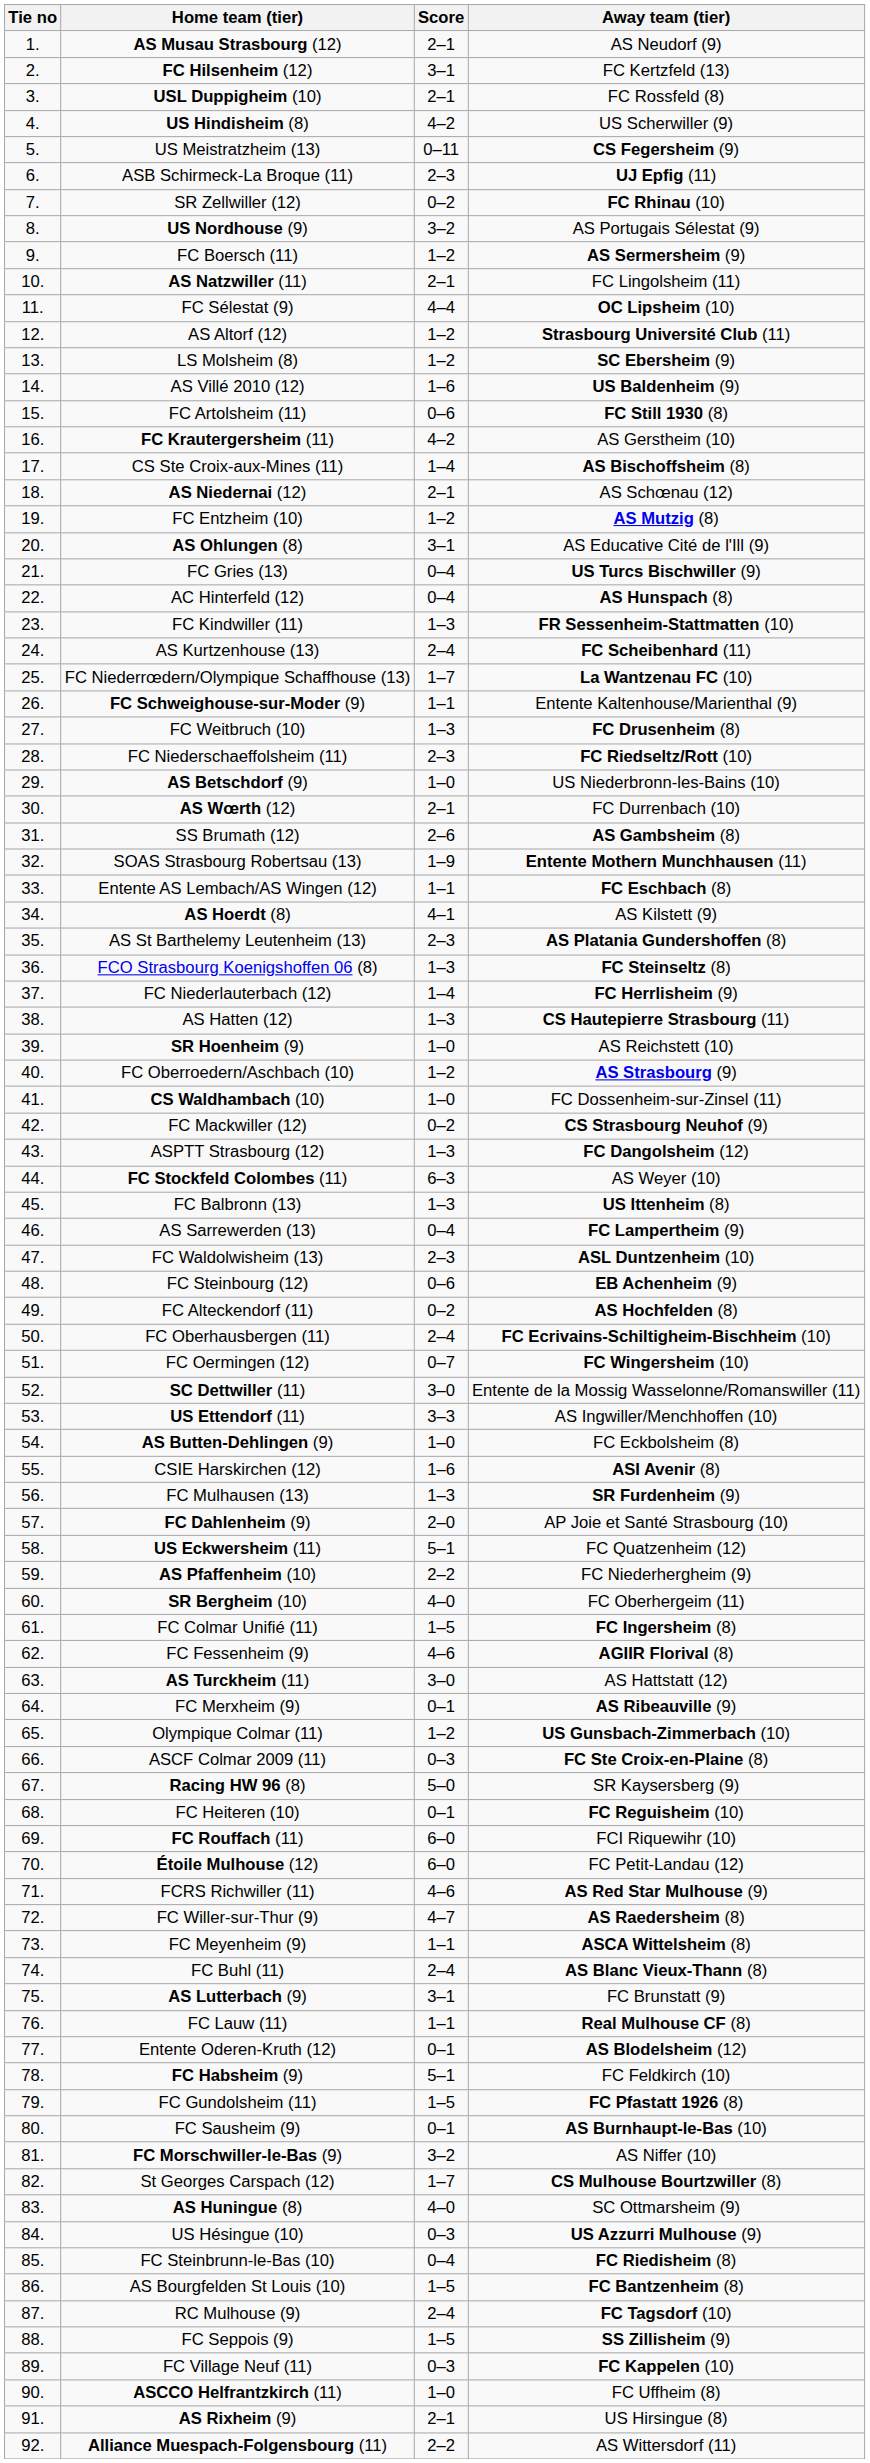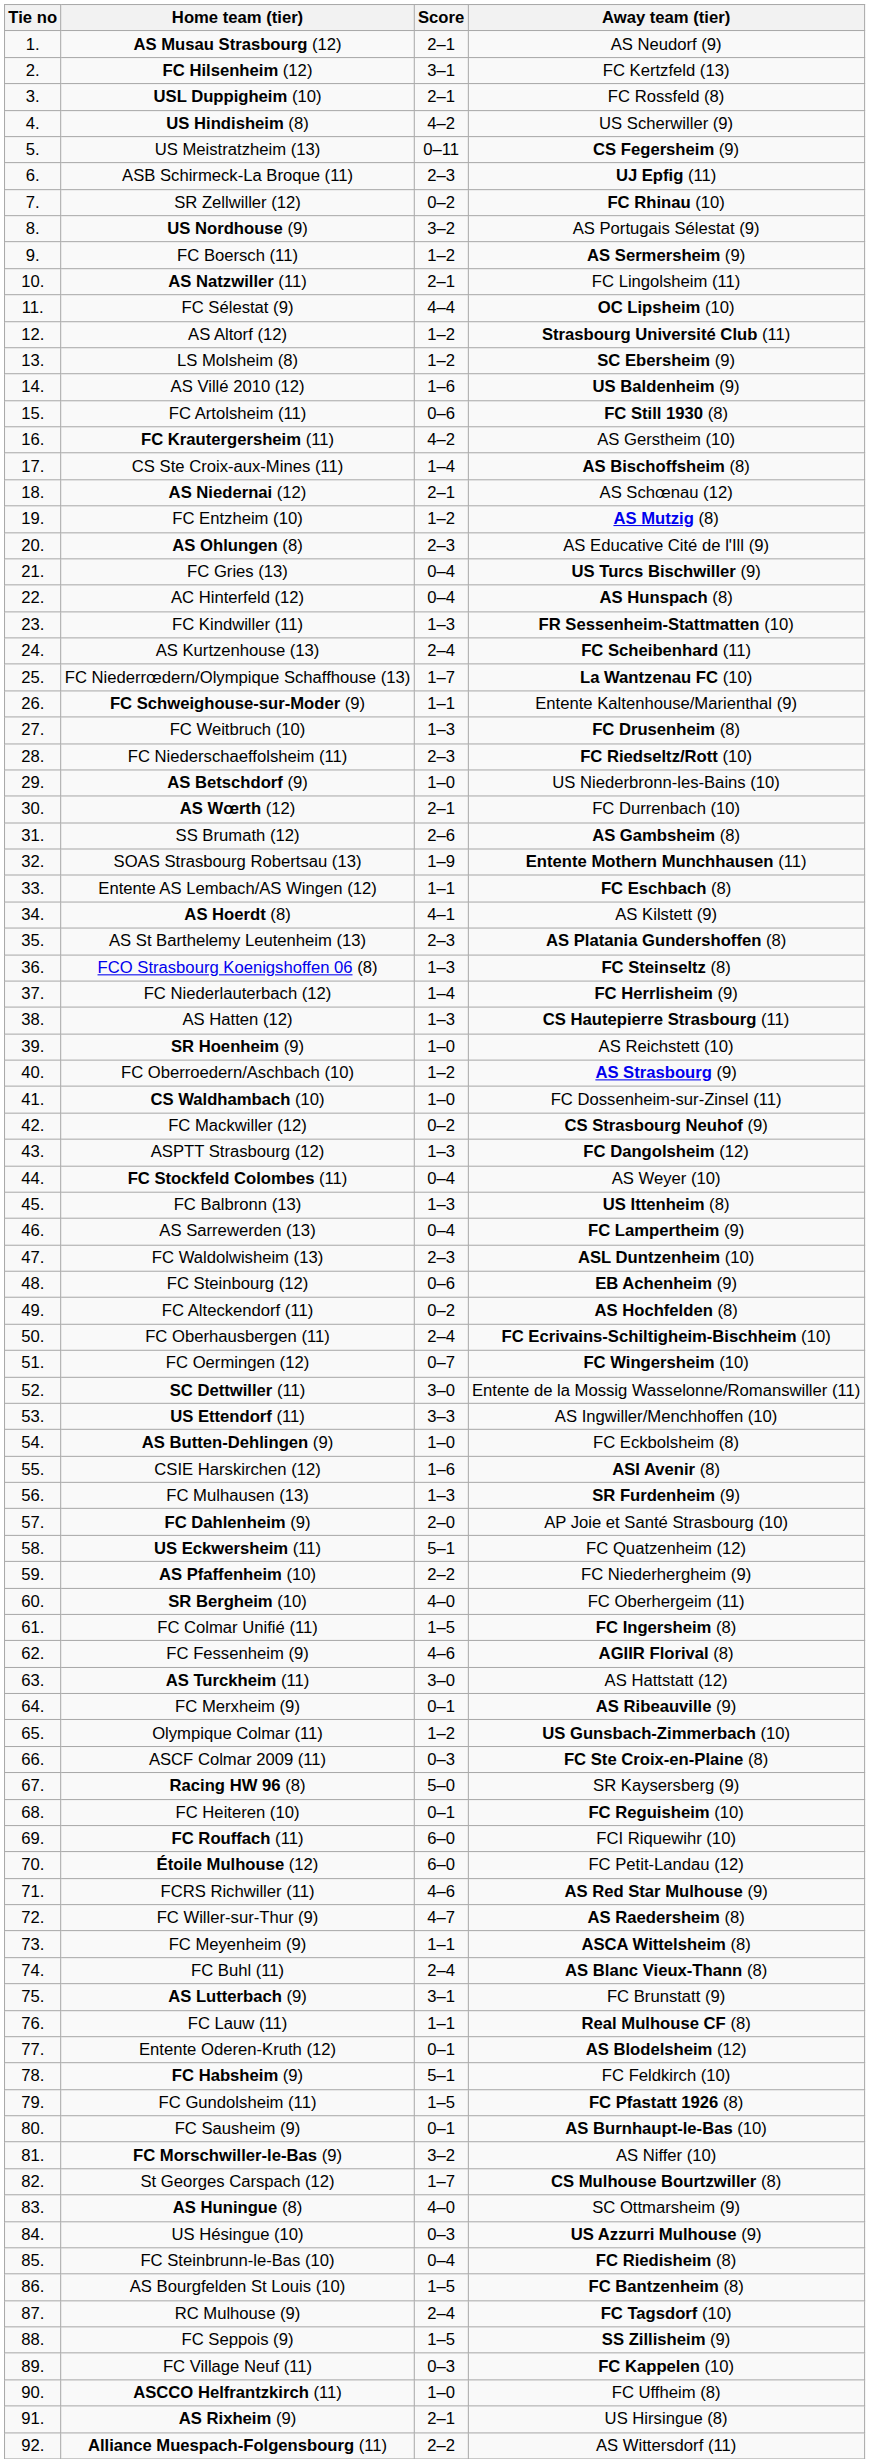(441, 545) 3–1 -> (441, 545) 2–3
(441, 1178) 6–3 -> (441, 1178) 0–4
